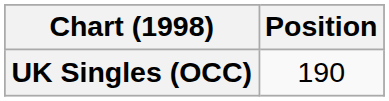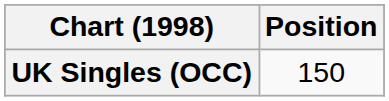(321, 72) 190 -> (321, 72) 150
